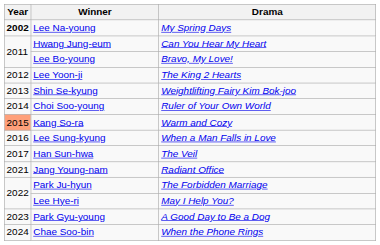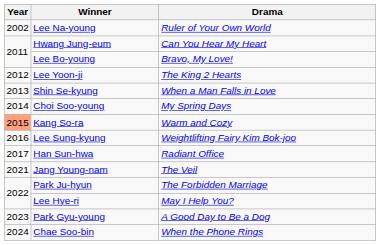(18, 28) bold -> (18, 28) normal
(196, 28) My Spring Days -> (216, 28) Ruler of Your Own World
(229, 91) Weightlifting Fairy Kim Bok-joo -> (219, 91) When a Man Falls in Love
(216, 106) Ruler of Your Own World -> (196, 106) My Spring Days
(219, 138) When a Man Falls in Love -> (229, 138) Weightlifting Fairy Kim Bok-joo
(179, 153) The Veil -> (193, 153) Radiant Office
(193, 169) Radiant Office -> (179, 169) The Veil
